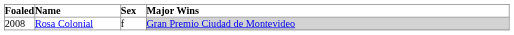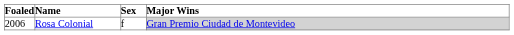(15, 23) 2008 -> (15, 23) 2006
